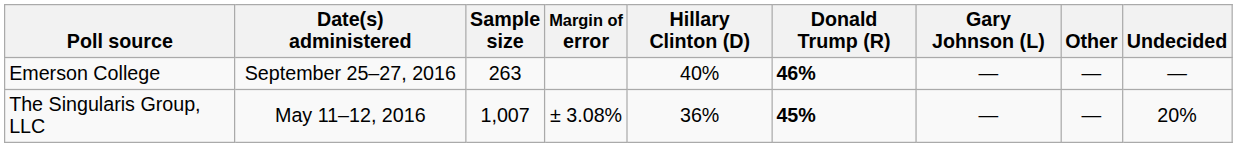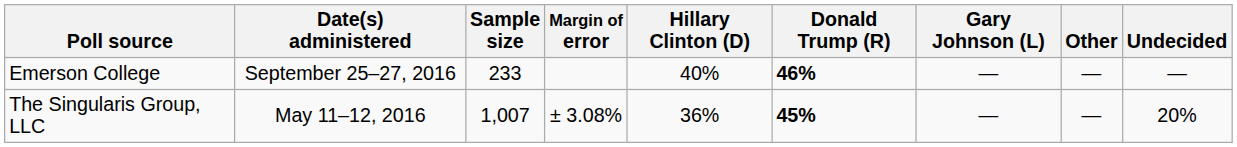(505, 73) 263 -> (505, 73) 233
